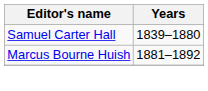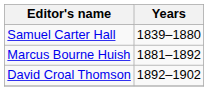+ row: (69, 75)
